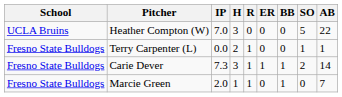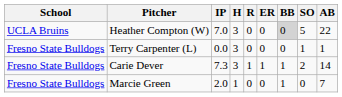(283, 30) no background -> (283, 30) lightgrey background
(236, 48) 2 -> (236, 48) 3
(249, 48) 1 -> (249, 48) 0
(249, 83) 1 -> (249, 83) 0
